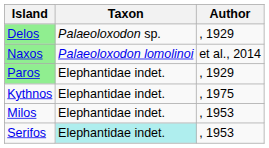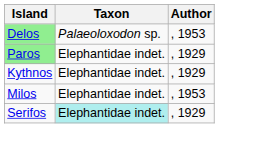(217, 34) , 1929 -> (188, 34) , 1953
- row: (25, 53)
(217, 93) , 1975 -> (188, 73) , 1929
(217, 133) , 1953 -> (188, 113) , 1929
